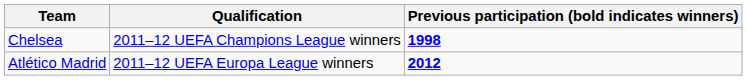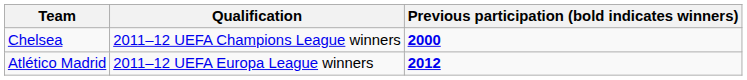(424, 39) 1998 -> (424, 39) 2000
